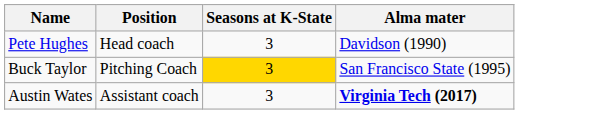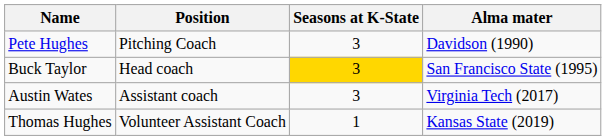(137, 44) Head coach -> (168, 44) Pitching Coach
(148, 70) Pitching Coach -> (156, 70) Head coach
(408, 96) bold -> (492, 96) normal
+ row: (60, 122)
